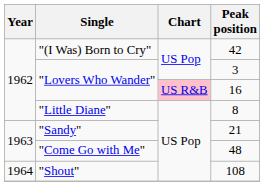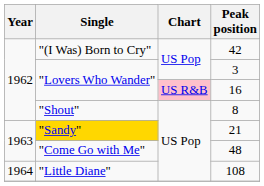(75, 110) "Little Diane" -> (59, 110) "Shout"
(60, 130) no background -> (60, 130) gold background
(59, 171) "Shout" -> (75, 171) "Little Diane"
